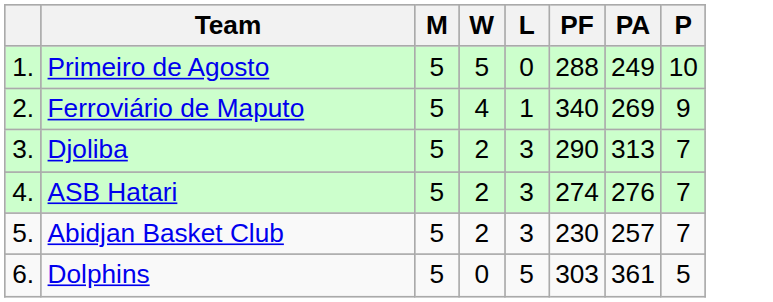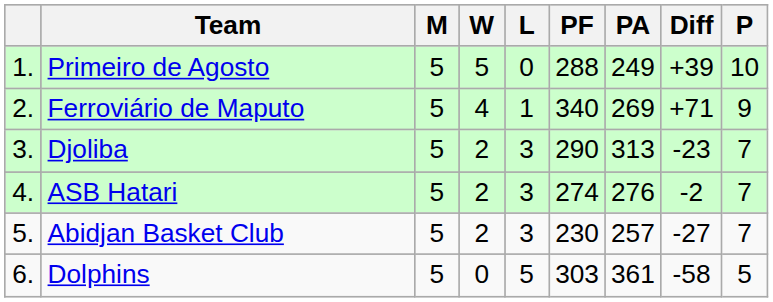+ column: (692, 25)
